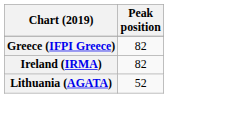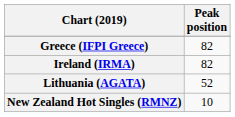+ row: (94, 102)
